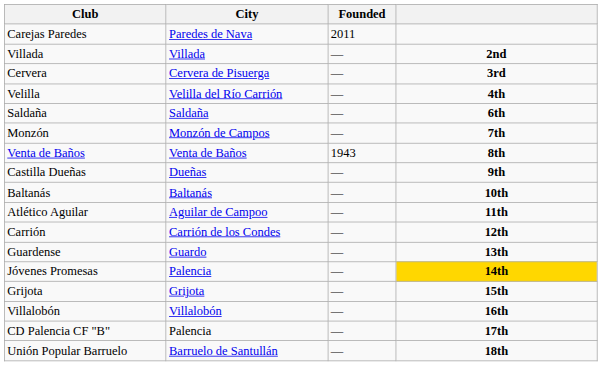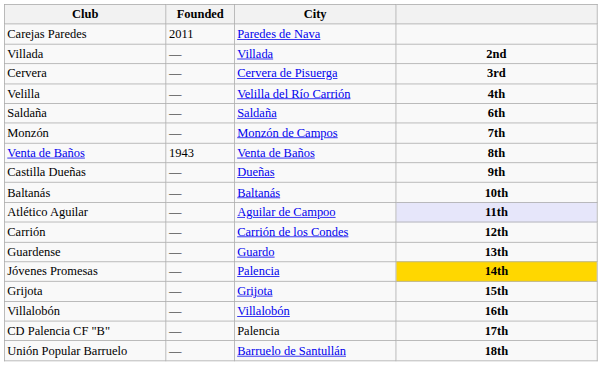columns swapped: (247, 14) <-> (362, 14)
(496, 212) no background -> (496, 212) lavender background
